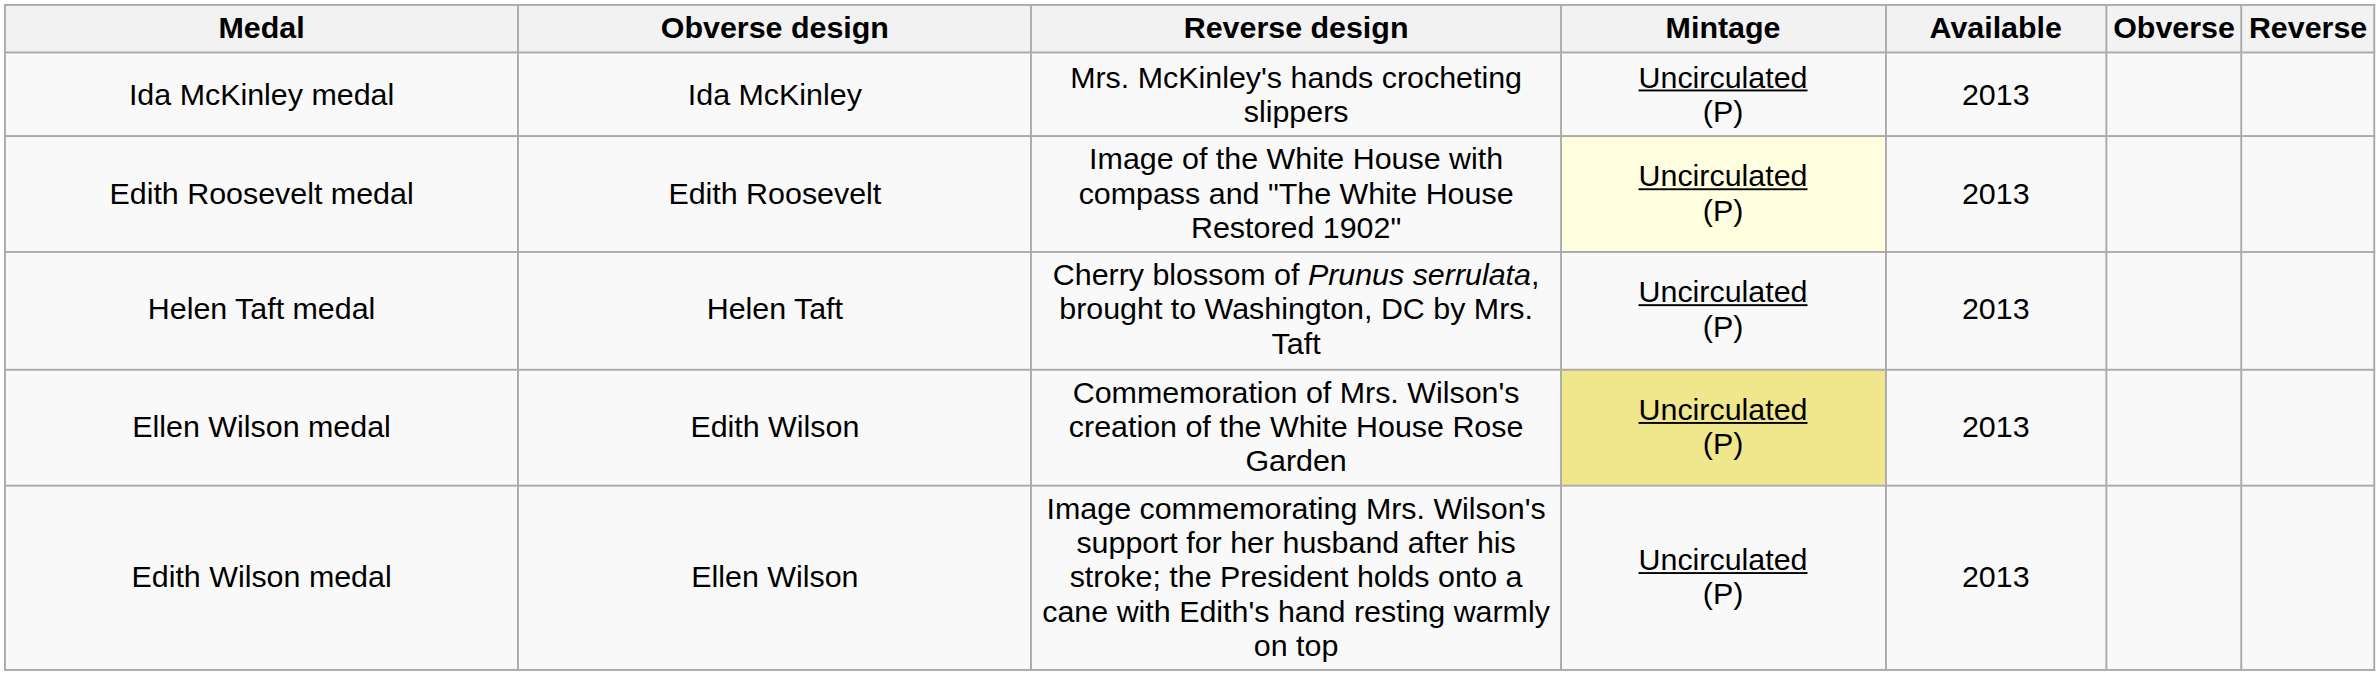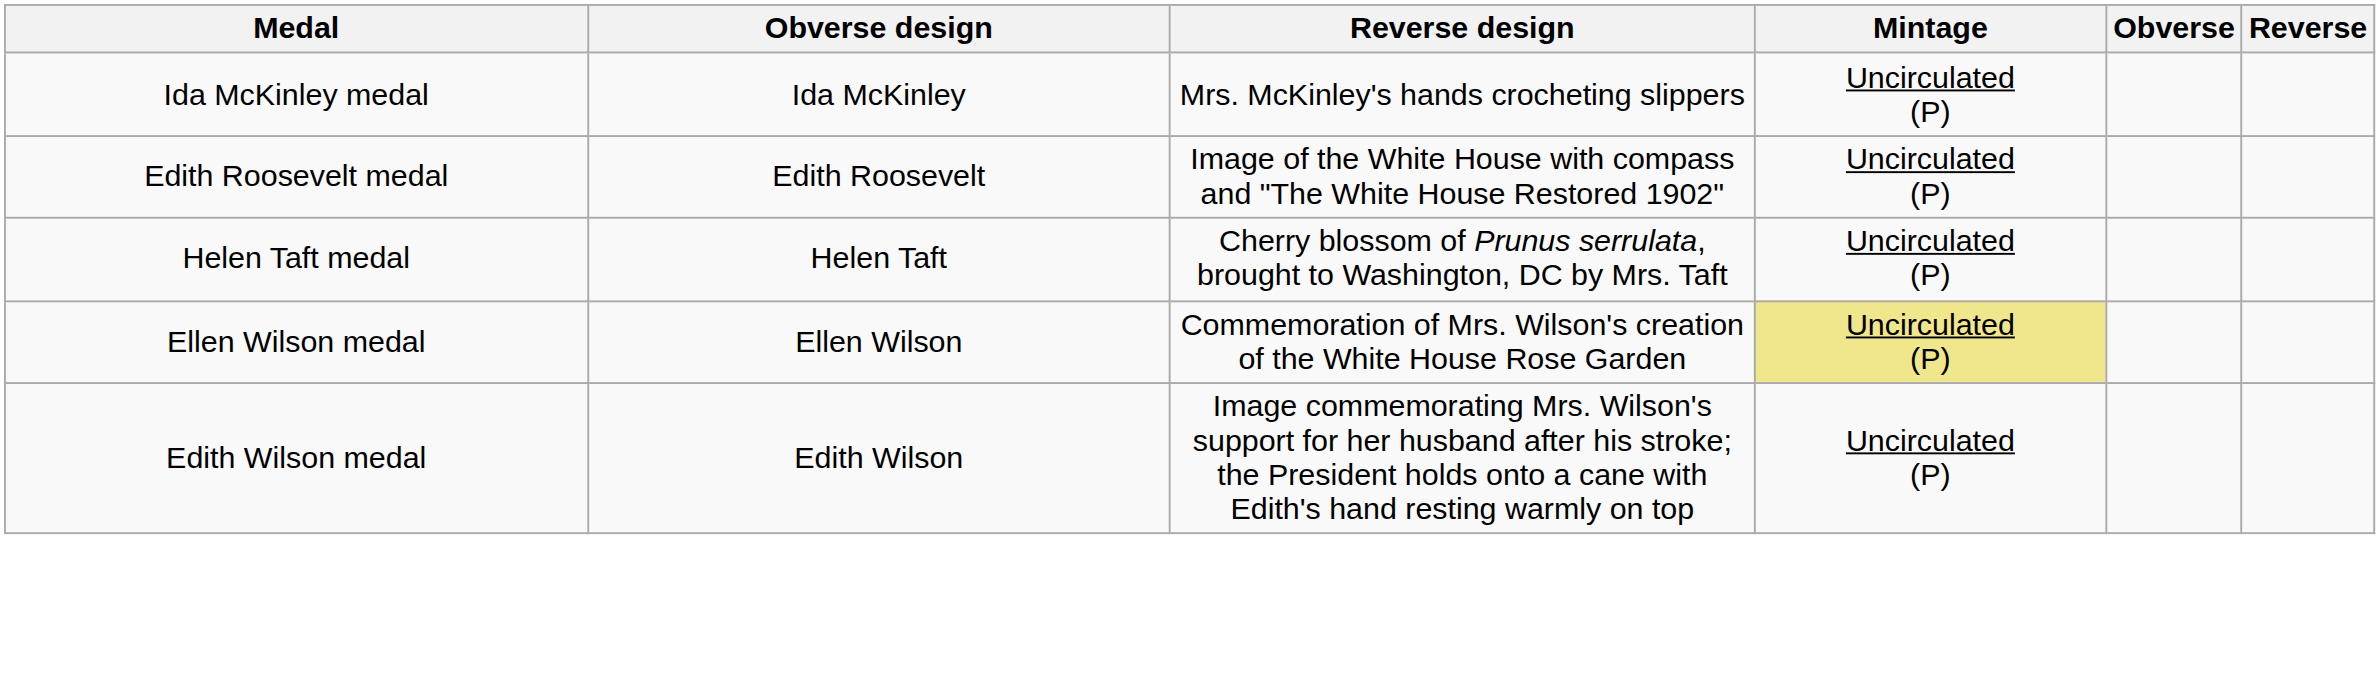- column: (1996, 28)
(1723, 193) lightyellow background -> (1930, 176) no background
(775, 426) Edith Wilson -> (879, 341) Ellen Wilson
(775, 577) Ellen Wilson -> (879, 457) Edith Wilson
